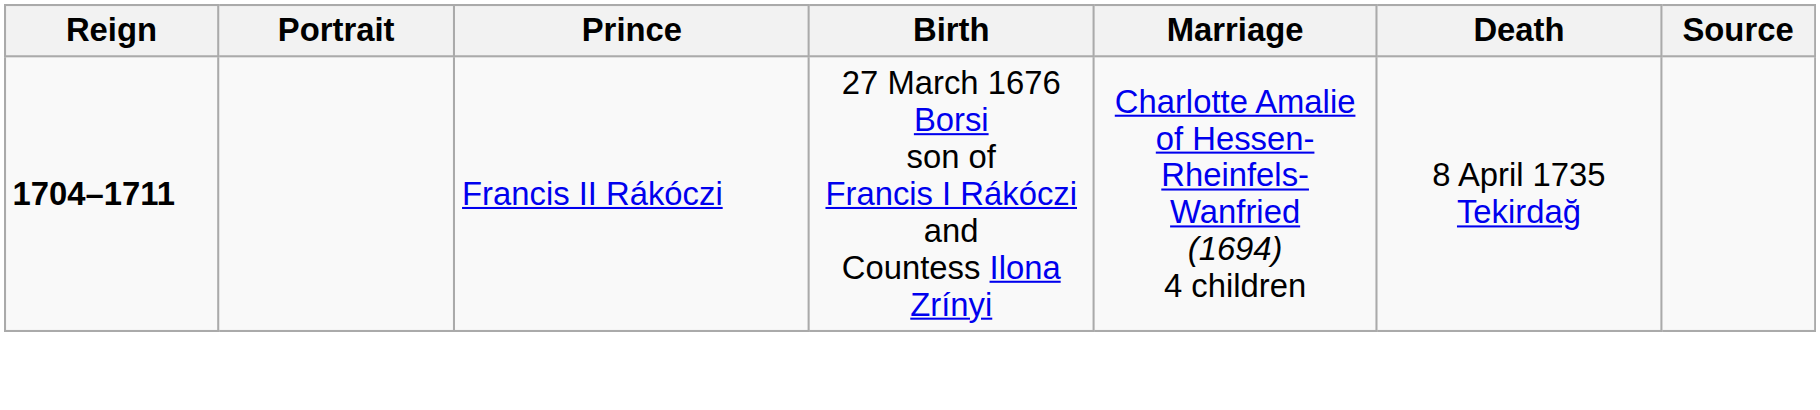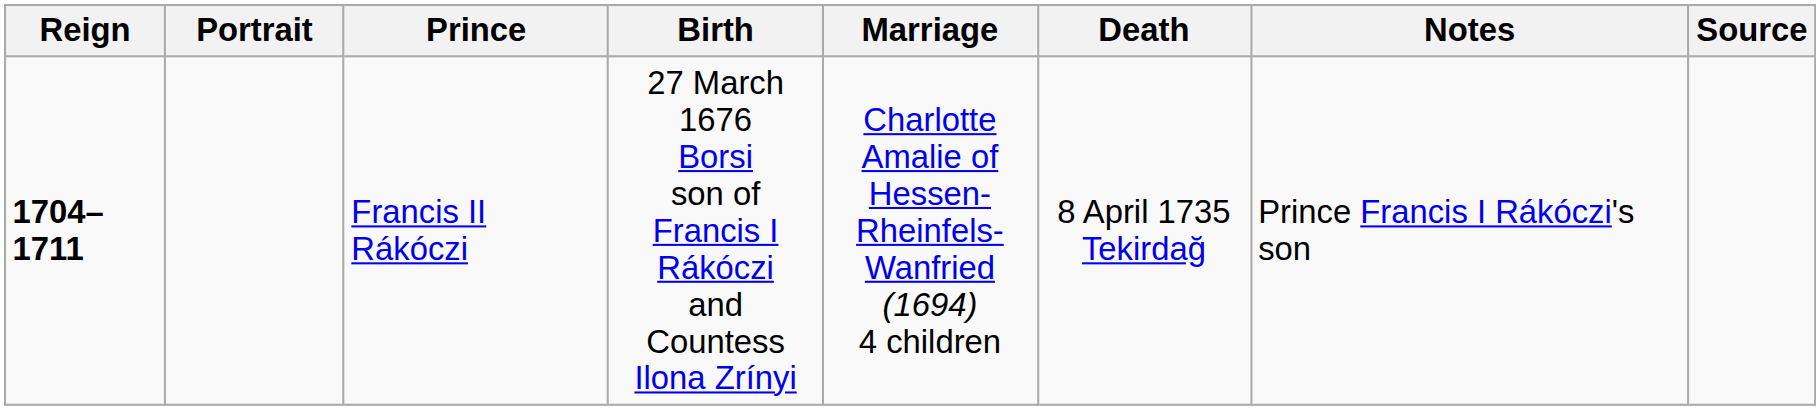+ column: (1470, 30)
